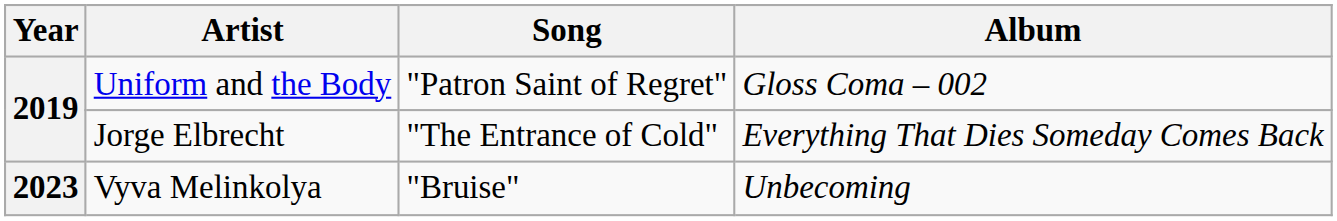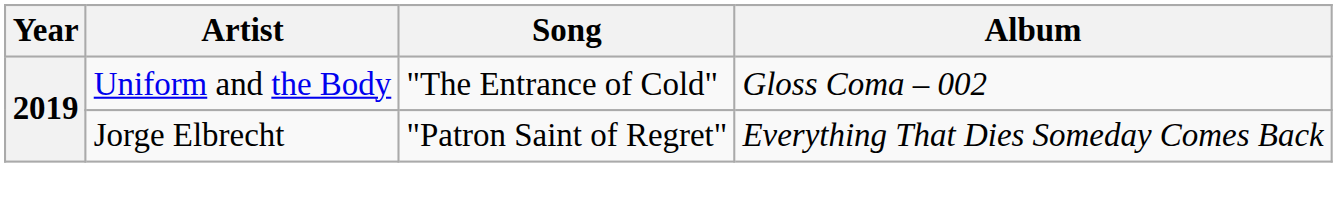(567, 82) "Patron Saint of Regret" -> (562, 82) "The Entrance of Cold"
(562, 135) "The Entrance of Cold" -> (567, 135) "Patron Saint of Regret"
- row: (208, 187)
